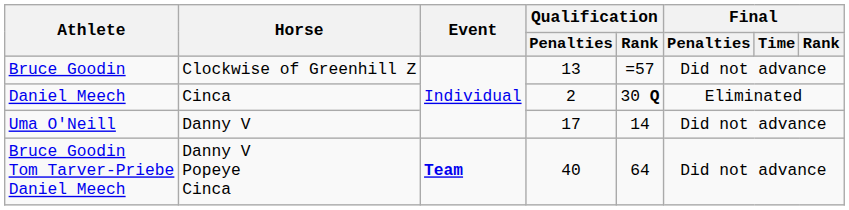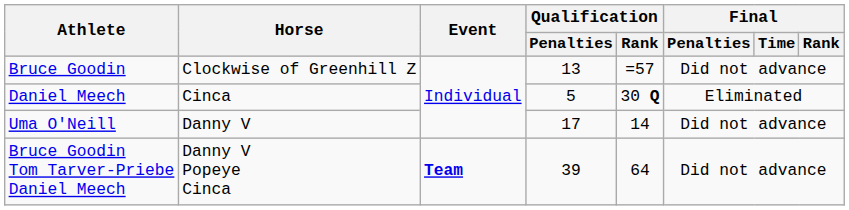(571, 97) 2 -> (571, 97) 5
(571, 171) 40 -> (571, 171) 39
